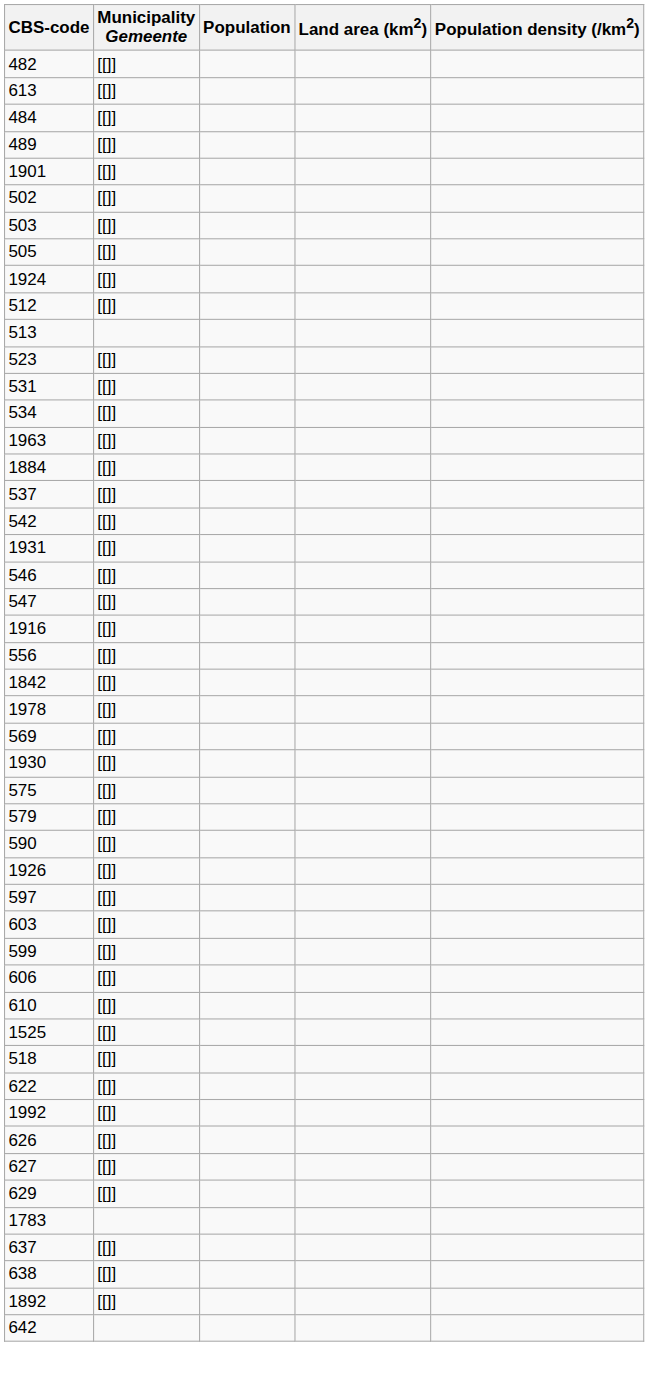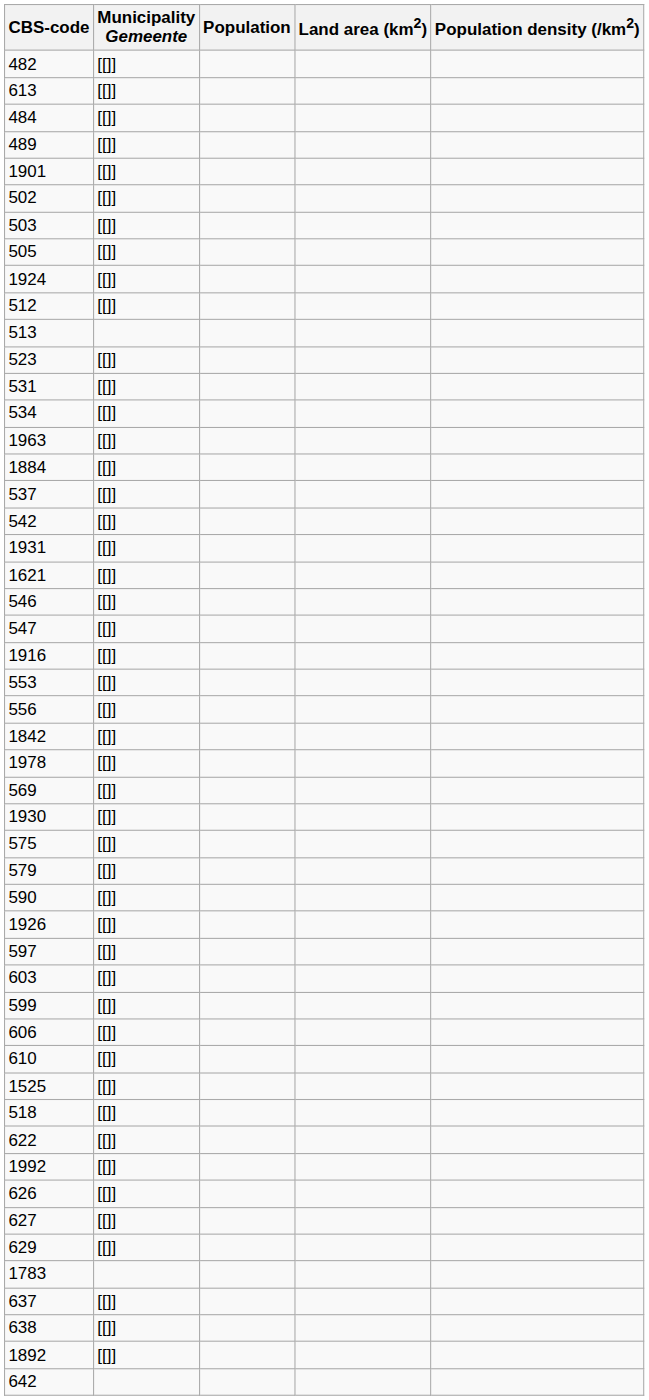+ row: (27, 574)
+ row: (23, 682)
